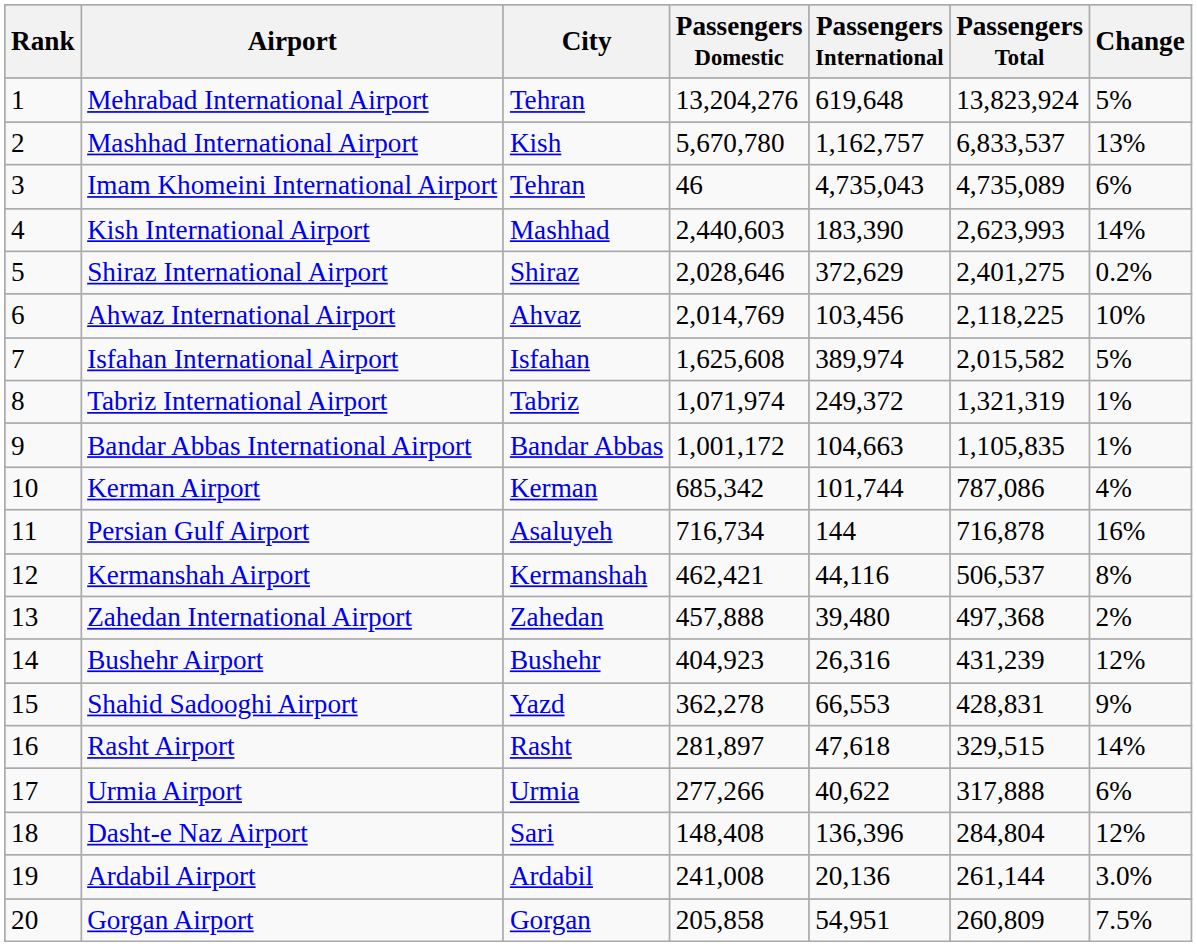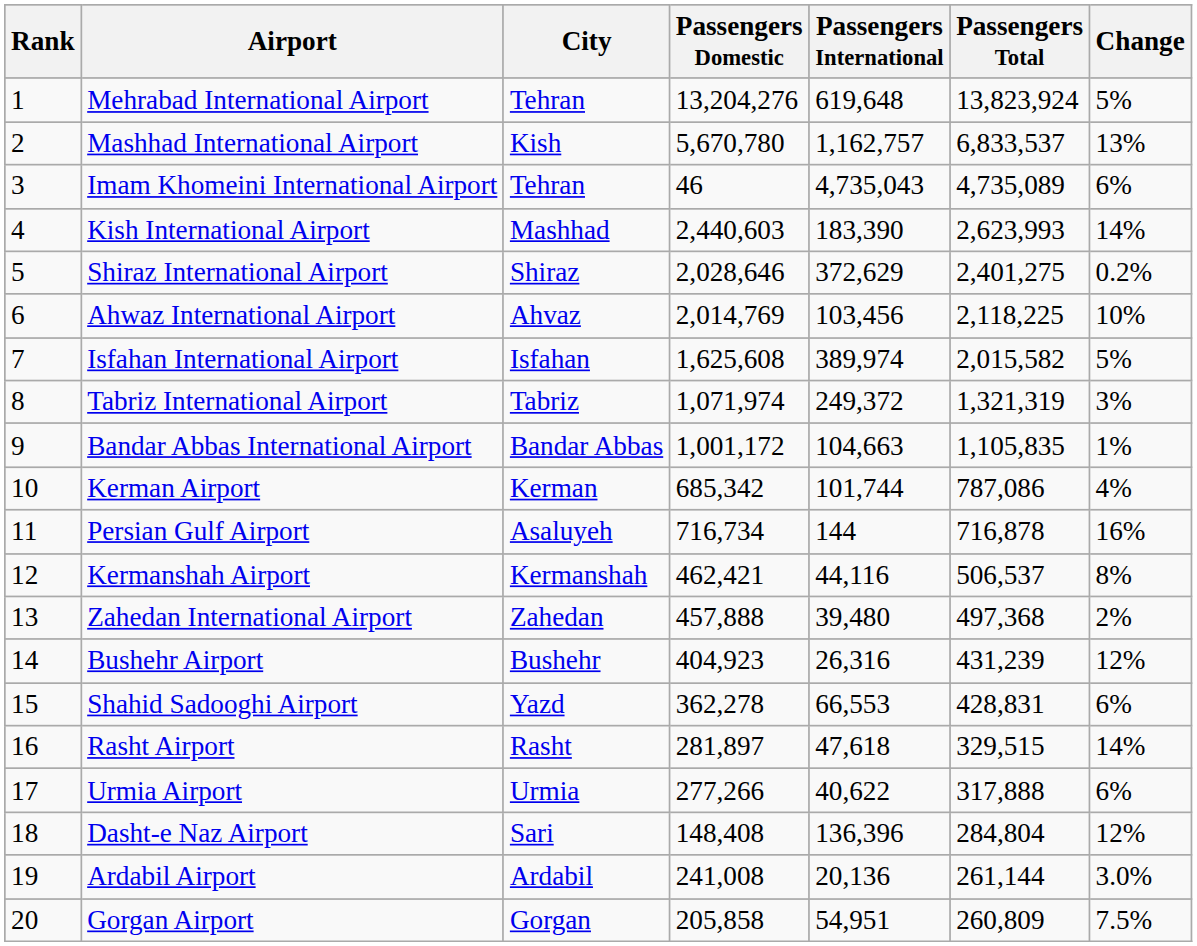(1114, 401) 1% -> (1114, 401) 3%
(1114, 703) 9% -> (1114, 703) 6%
